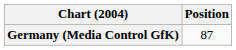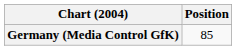(207, 34) 87 -> (207, 34) 85
